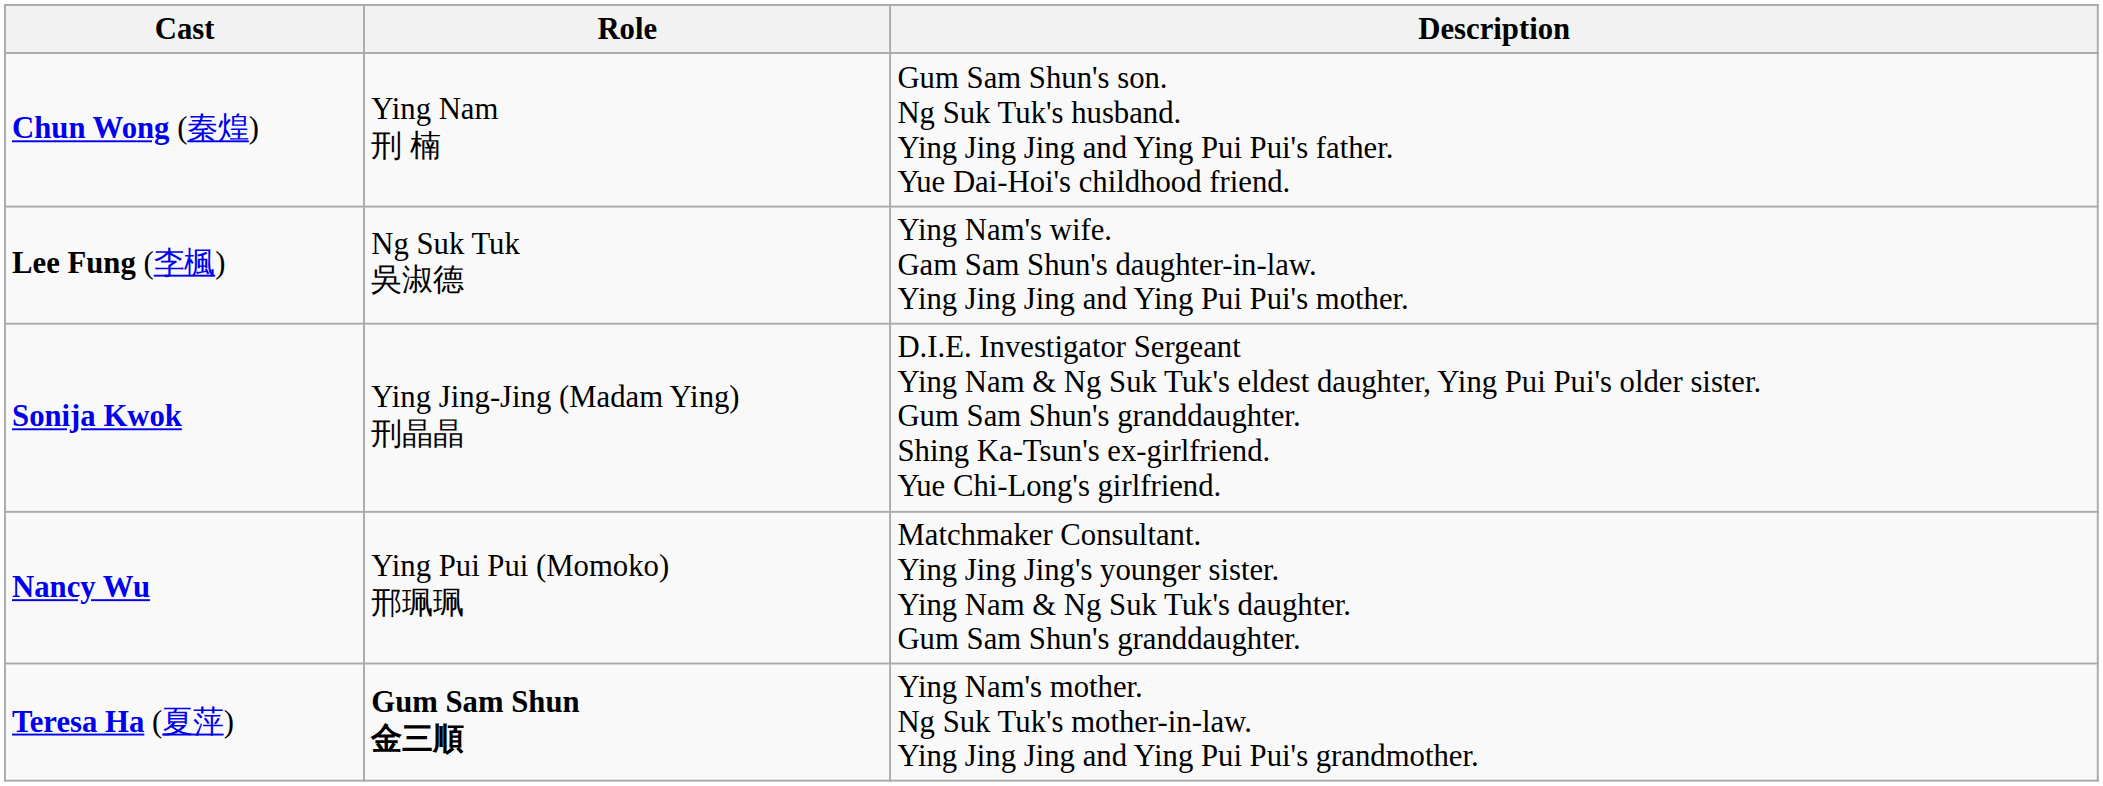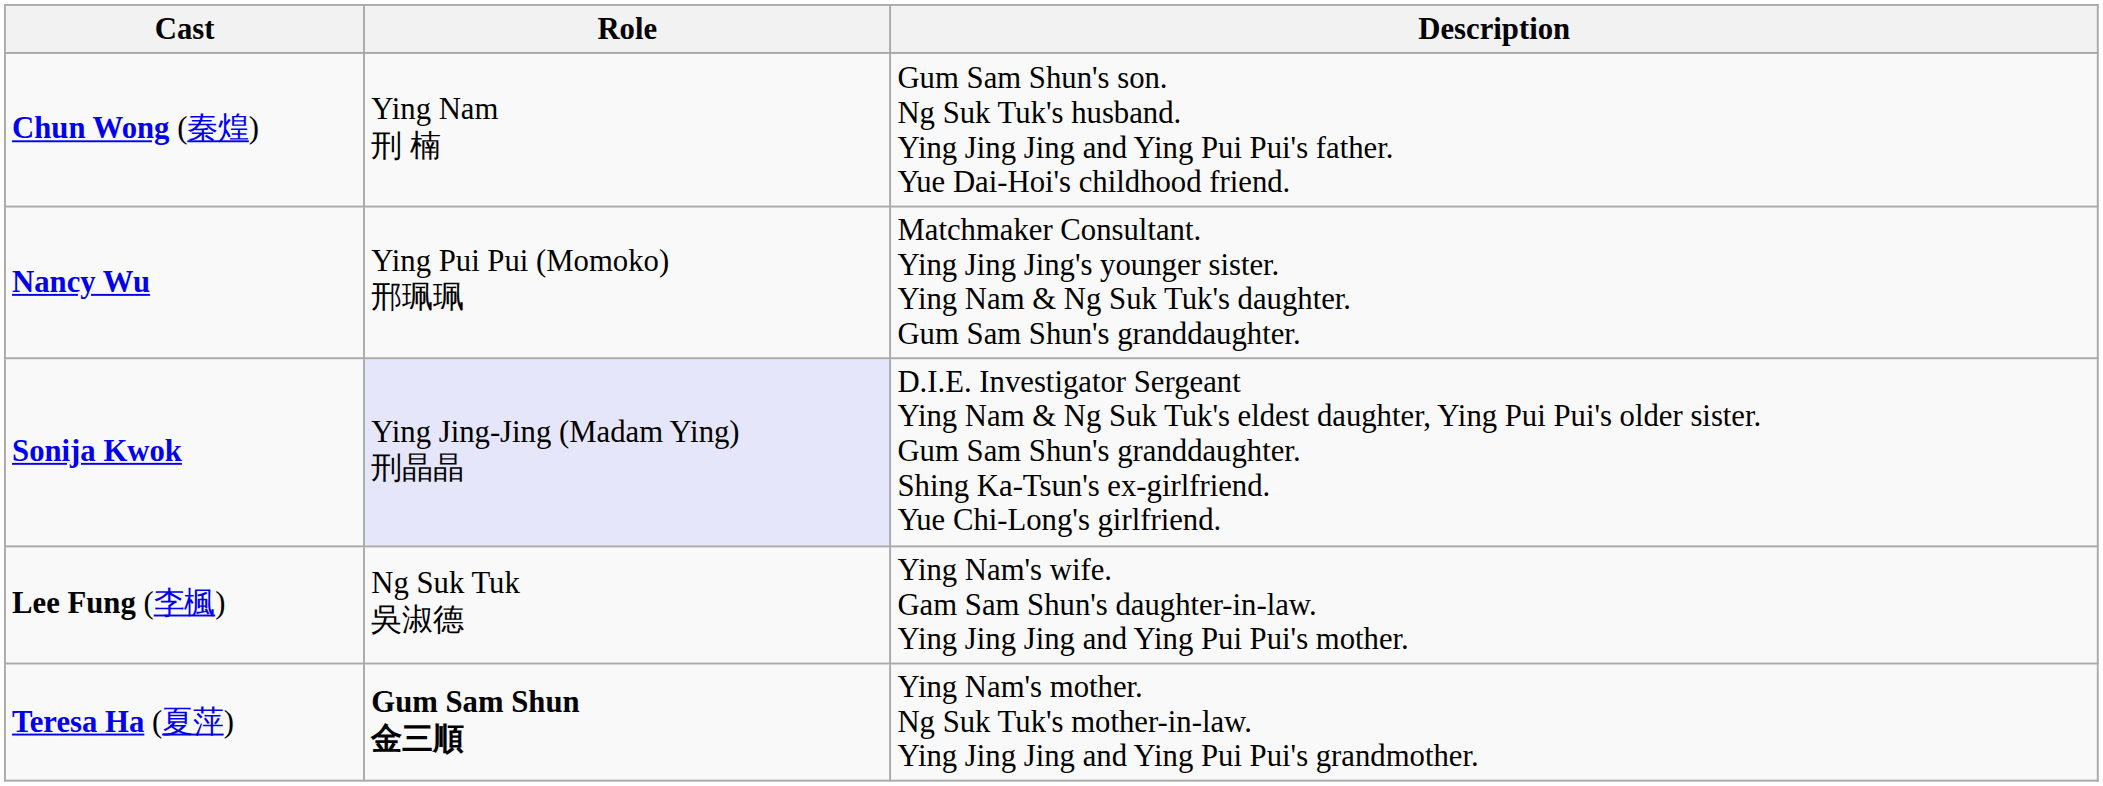rows swapped: (119, 263) <-> (81, 586)
(555, 415) no background -> (555, 449) lavender background
